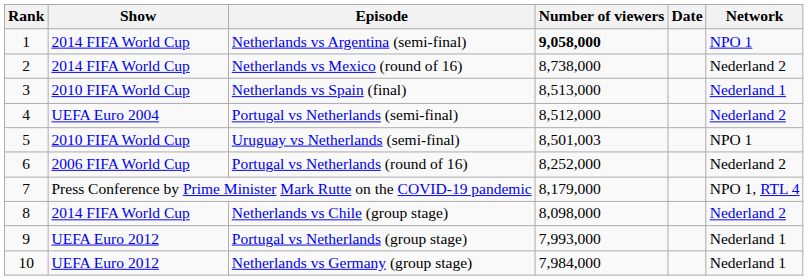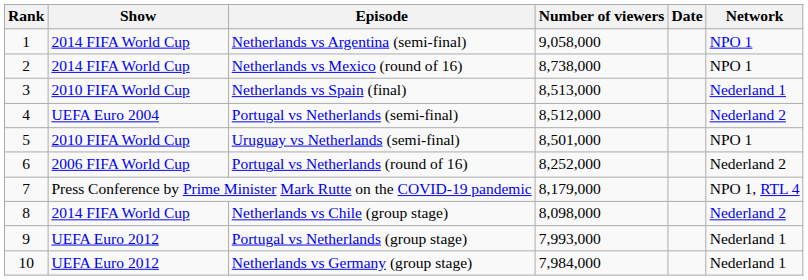(570, 41) bold -> (570, 41) normal
(748, 66) Nederland 2 -> (731, 66) NPO 1
(570, 139) 8,501,003 -> (570, 139) 8,501,000
